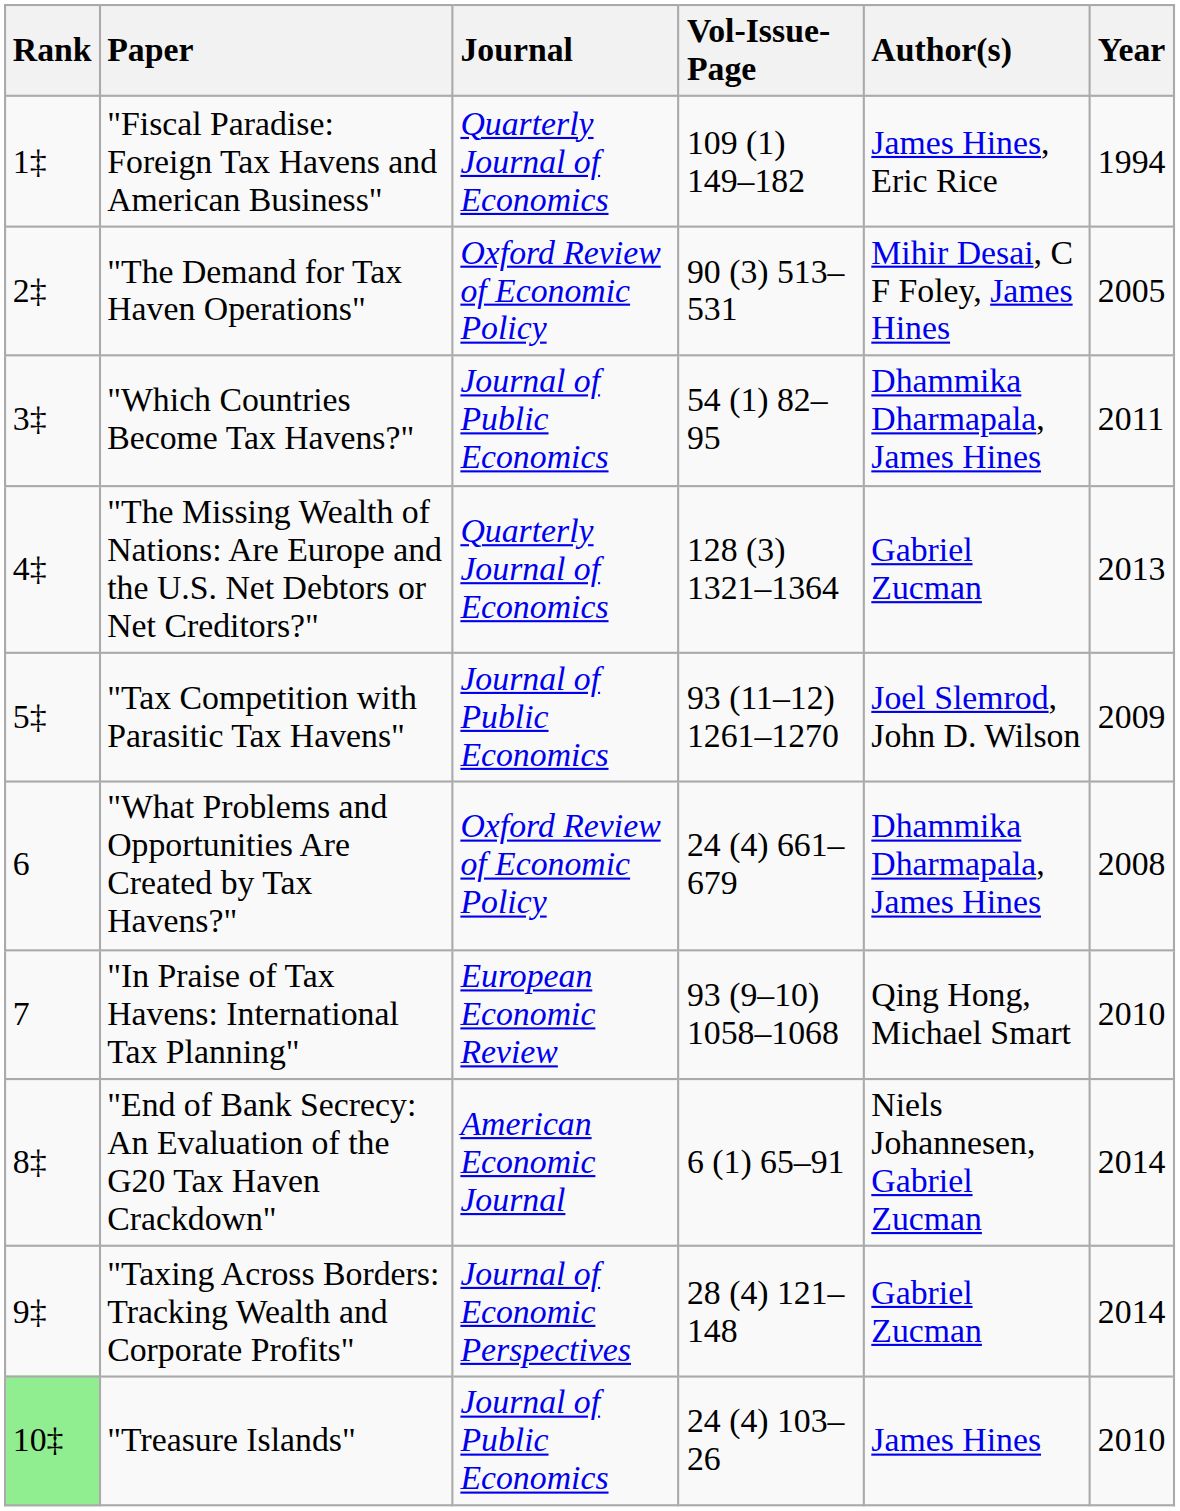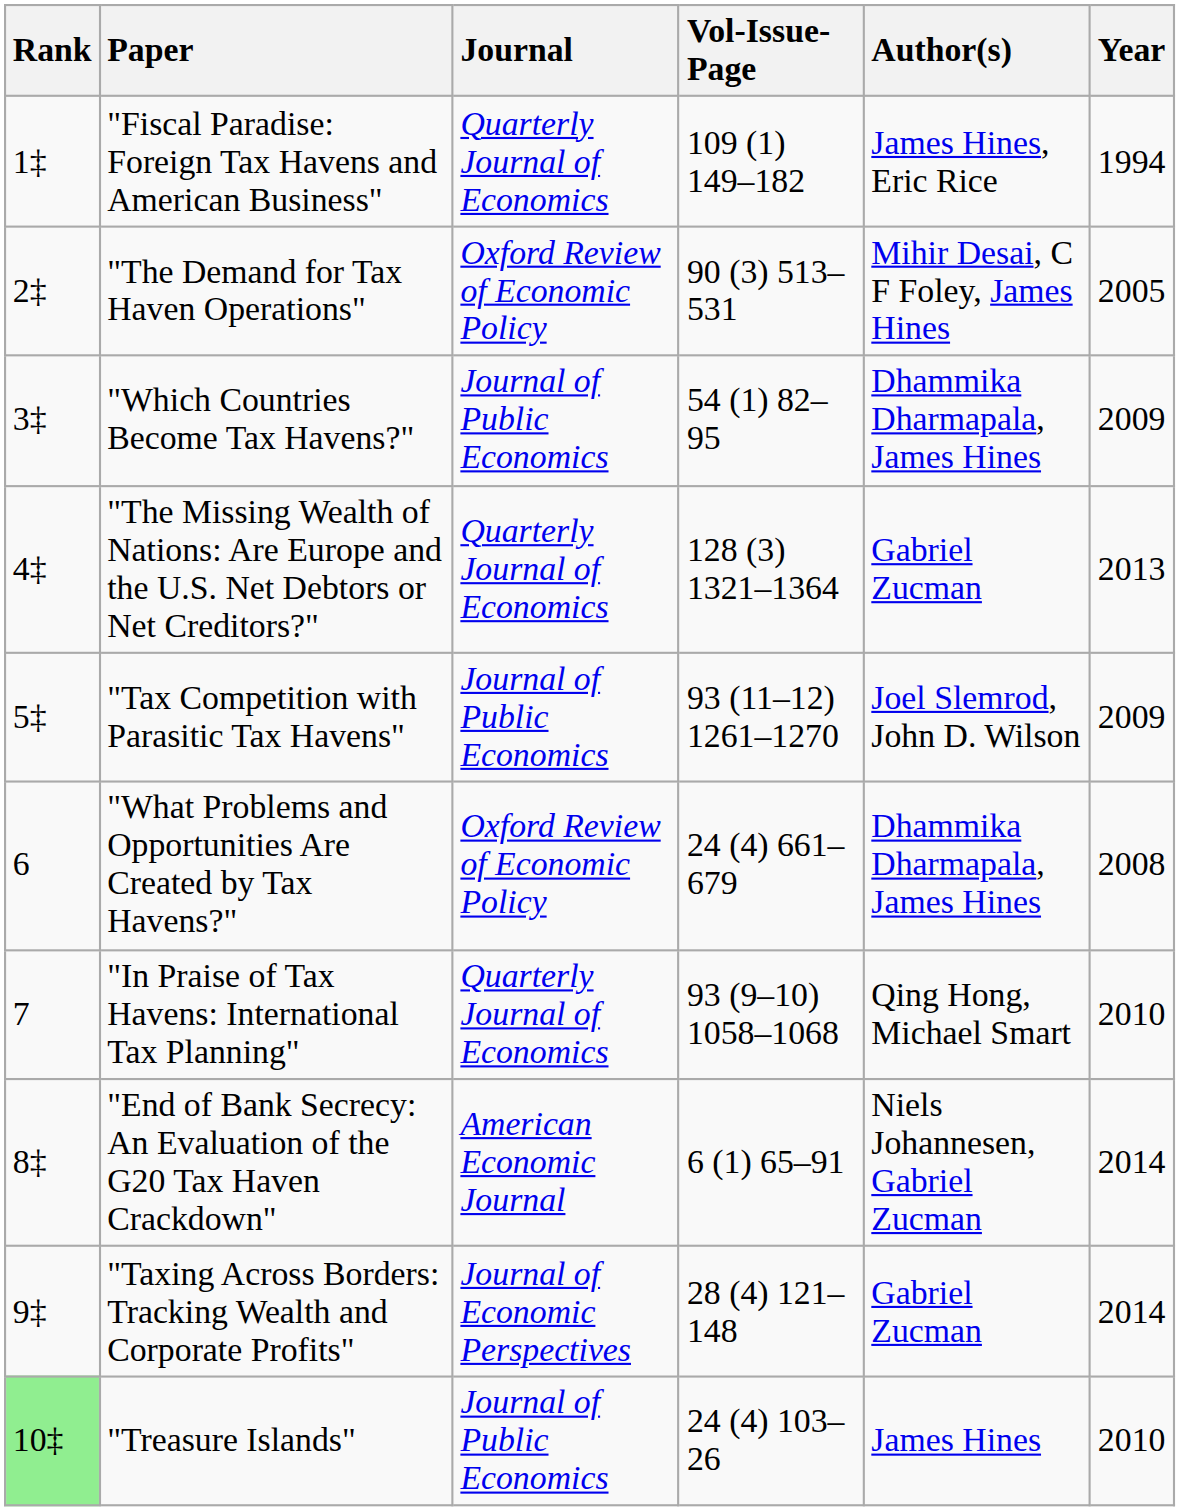(1131, 419) 2011 -> (1132, 419) 2009
(528, 1013) European Economic Review -> (534, 1013) Quarterly Journal of Economics
